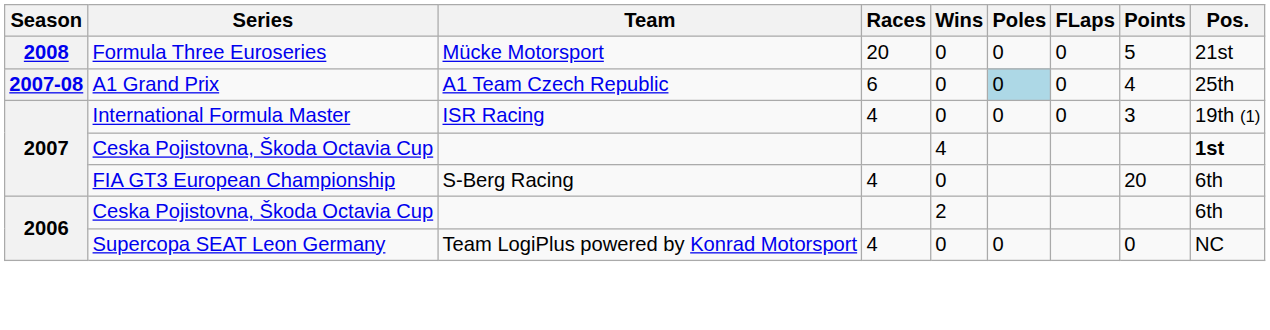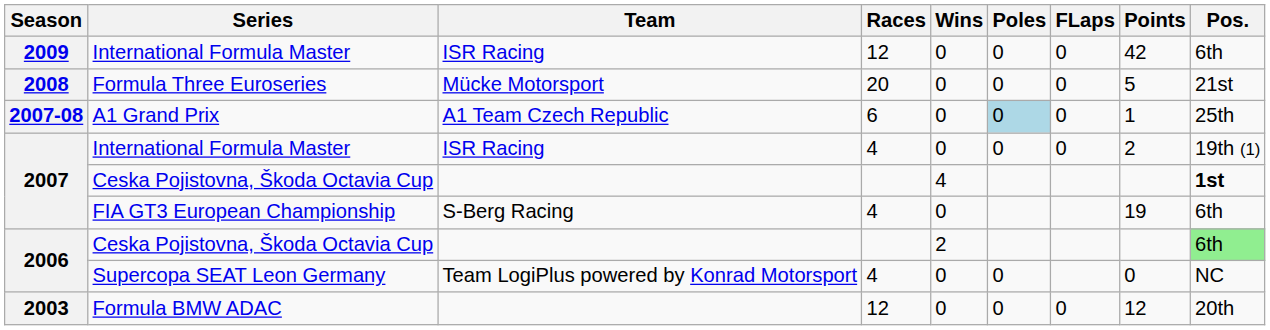+ row: (46, 52)
(1130, 84) 4 -> (1130, 116) 1
(1130, 116) 3 -> (1130, 148) 2
(1135, 180) 20 -> (1135, 212) 19
(1209, 212) no background -> (1209, 244) lightgreen background
+ row: (46, 308)
